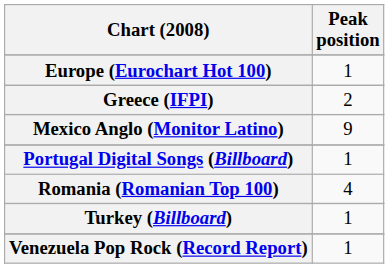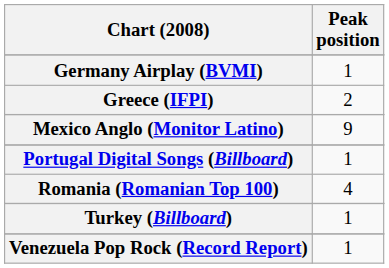- row: (158, 70)
+ row: (158, 70)
